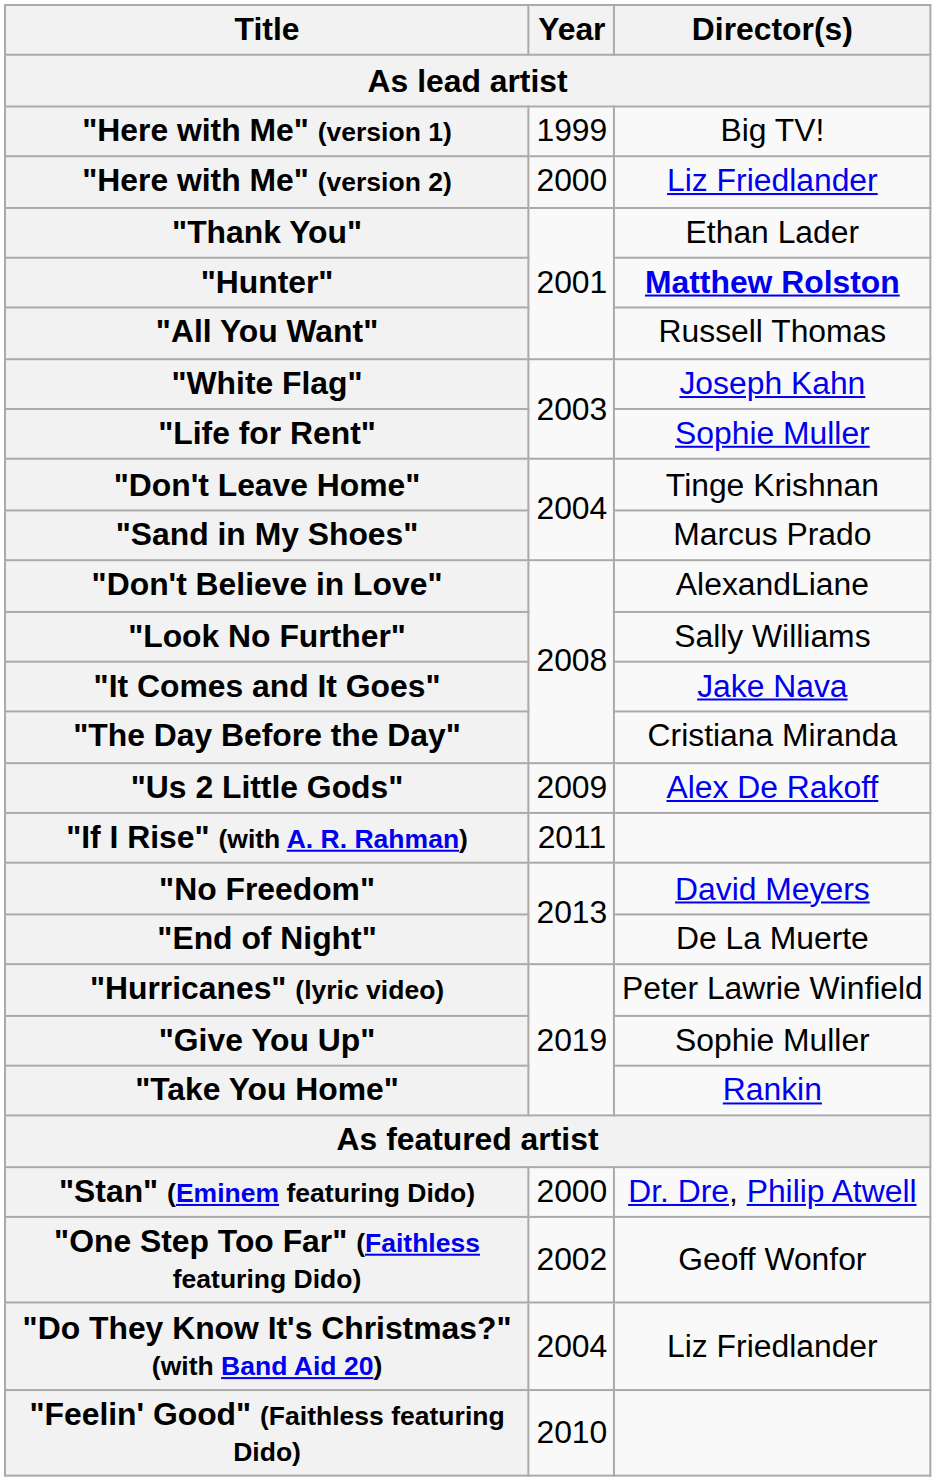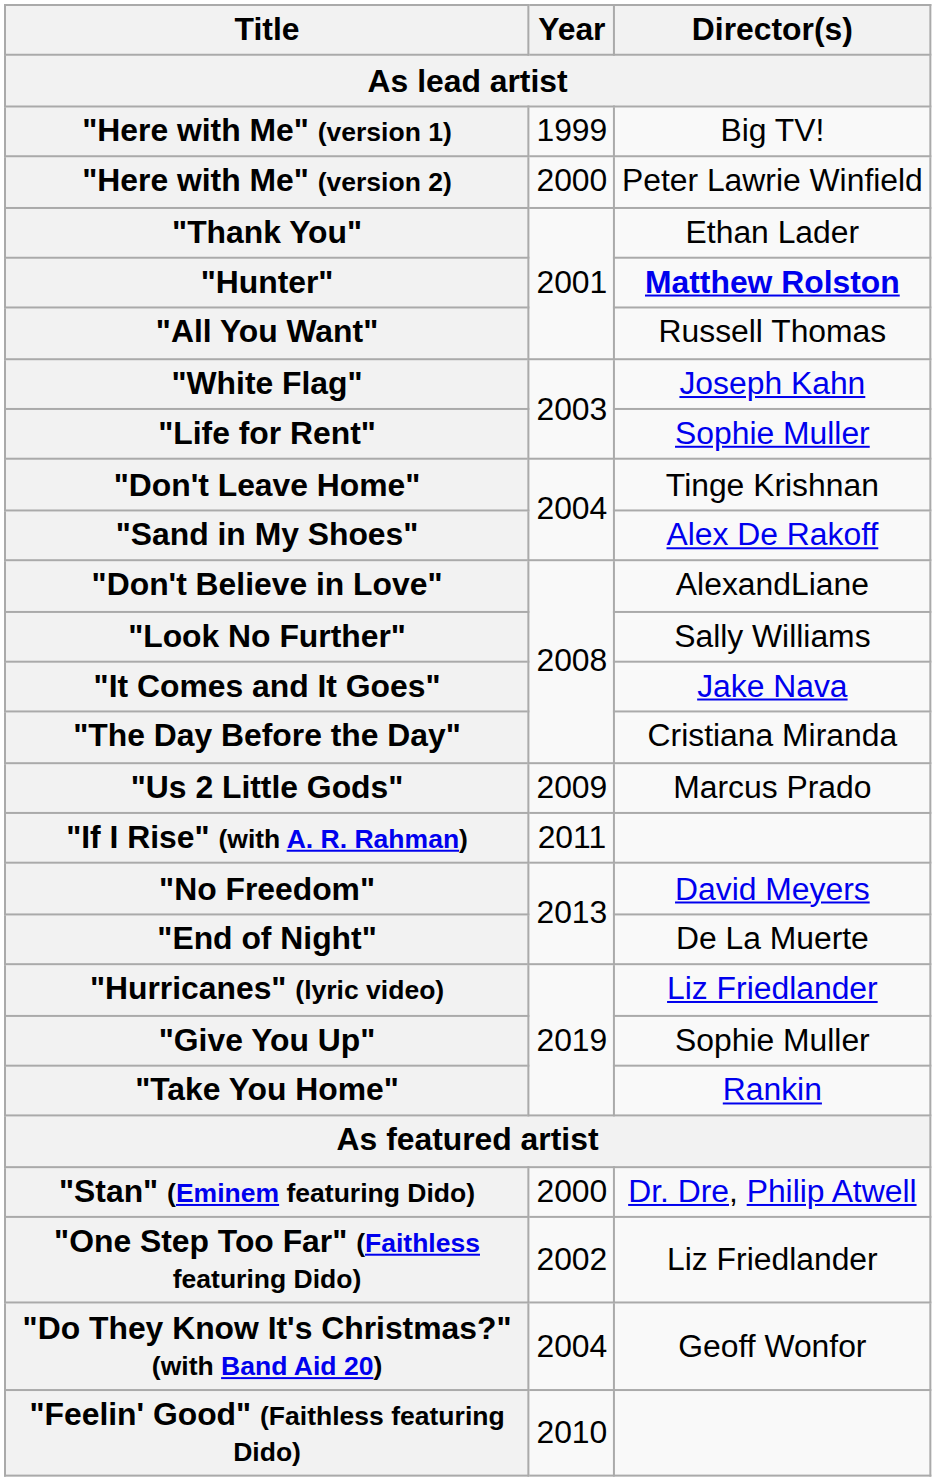(772, 181) Liz Friedlander -> (772, 181) Peter Lawrie Winfield
(772, 534) Marcus Prado -> (772, 534) Alex De Rakoff
(772, 787) Alex De Rakoff -> (772, 787) Marcus Prado
(772, 989) Peter Lawrie Winfield -> (772, 989) Liz Friedlander
(772, 1259) Geoff Wonfor -> (772, 1259) Liz Friedlander
(772, 1345) Liz Friedlander -> (772, 1345) Geoff Wonfor
